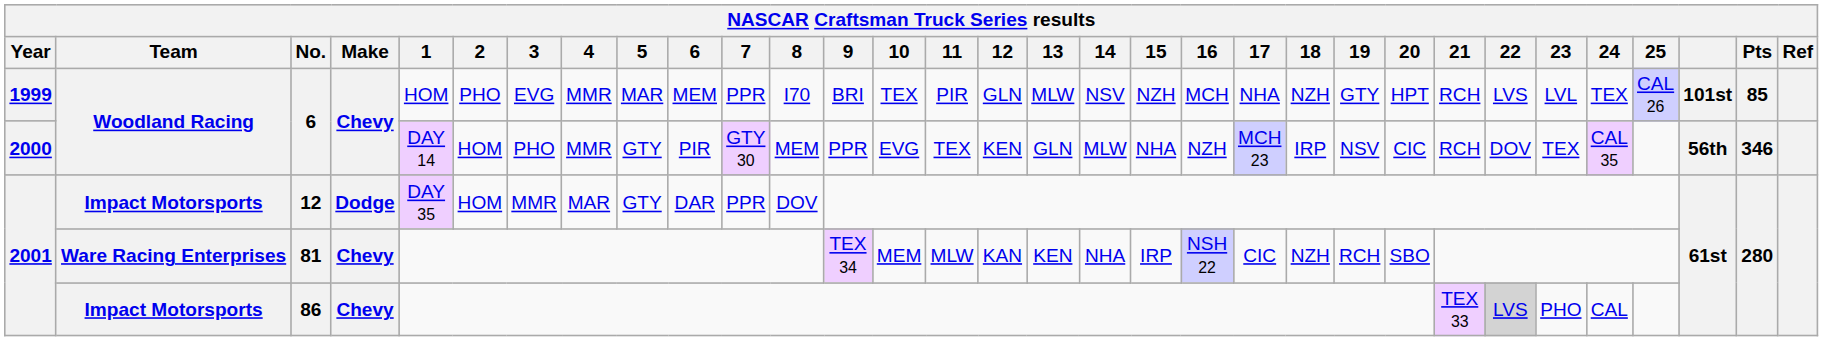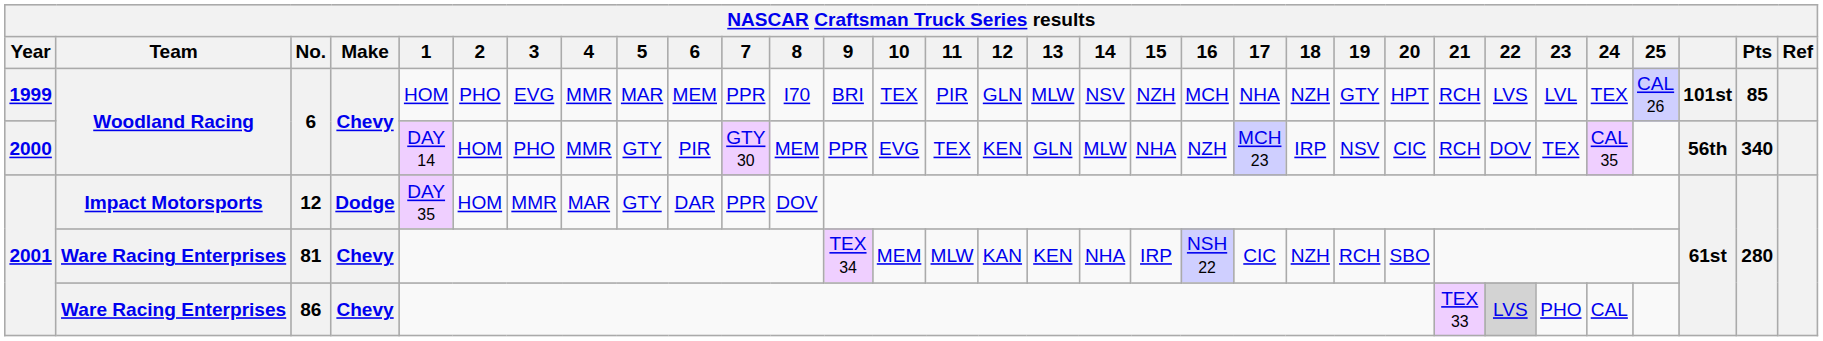(1757, 148) 346 -> (1757, 148) 340
(174, 309) Impact Motorsports -> (174, 309) Ware Racing Enterprises
